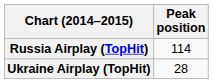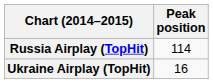(181, 68) 28 -> (181, 68) 16
